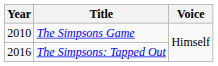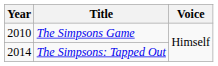(19, 52) 2016 -> (19, 52) 2014
